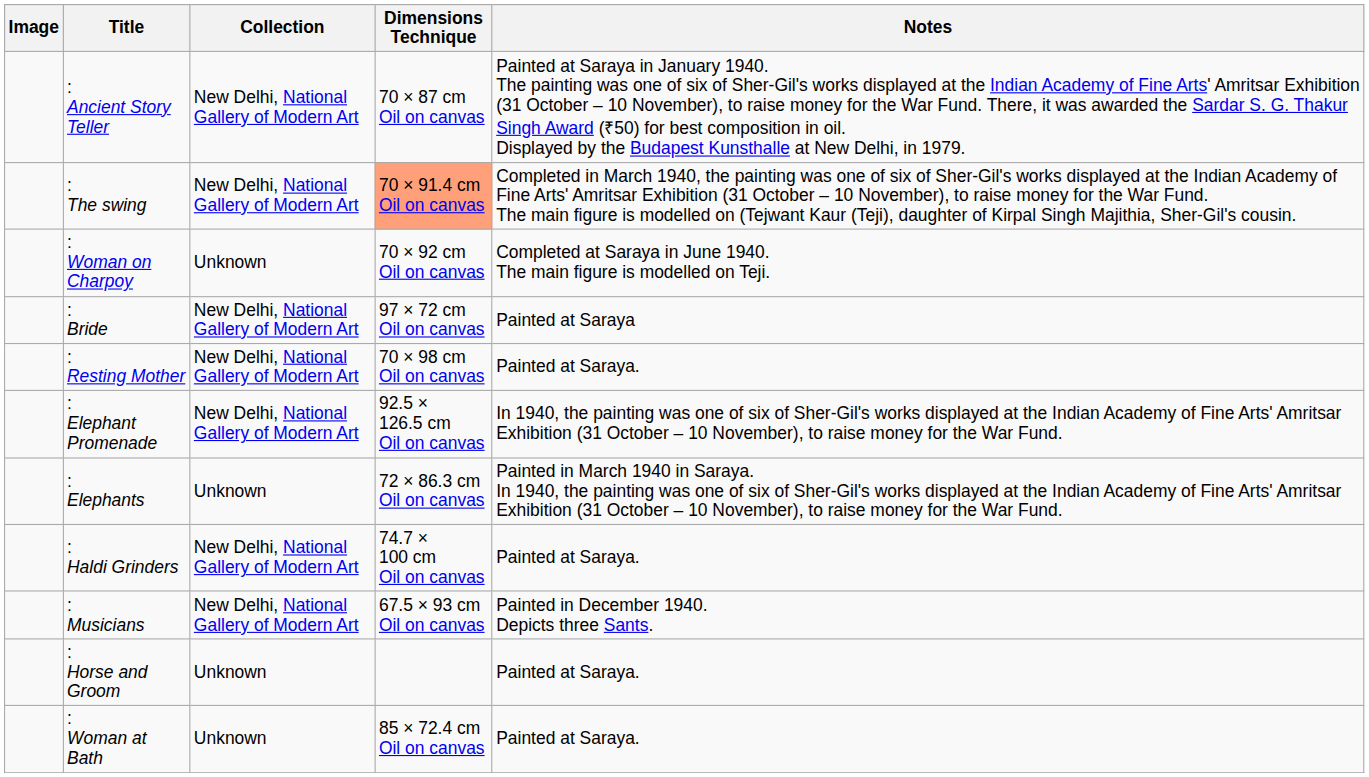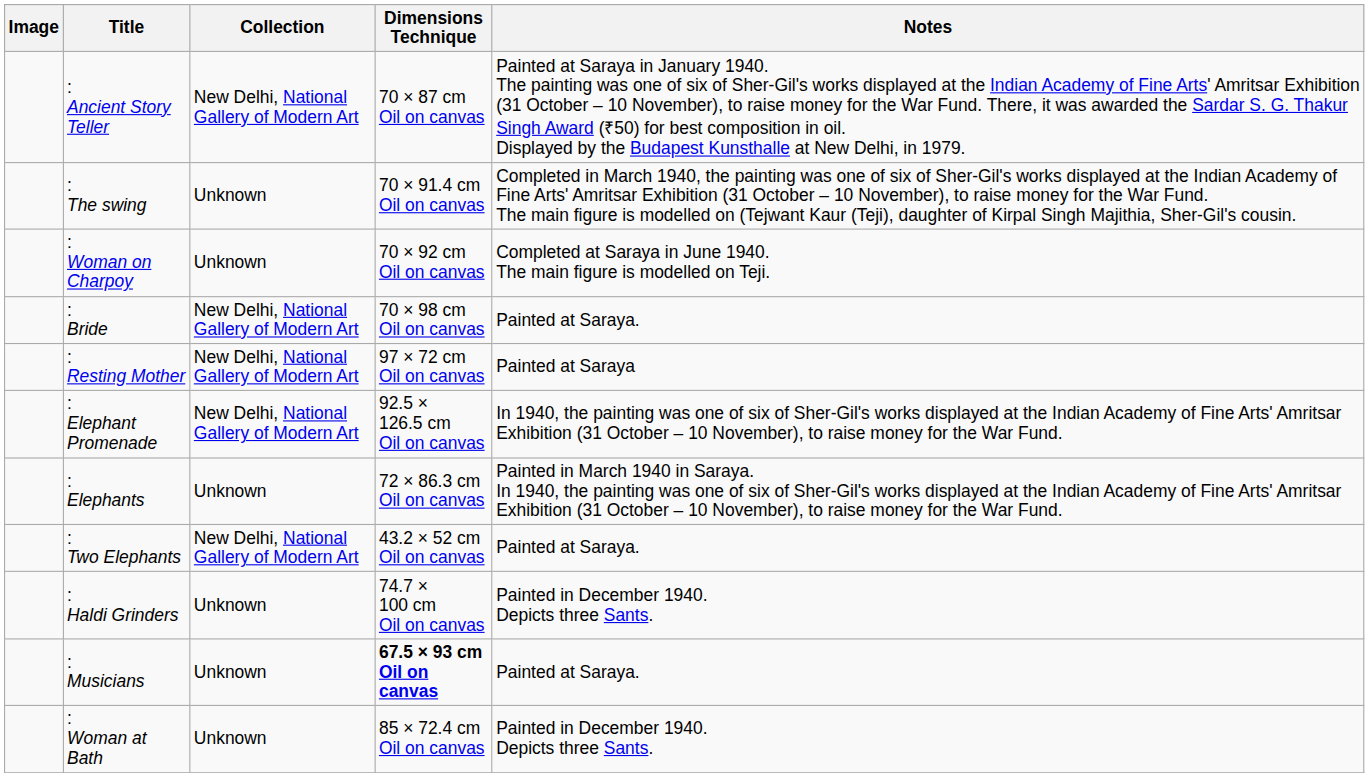(276, 195) New Delhi, National Gallery of Modern Art -> (230, 195) Unknown
(432, 195) lightsalmon background -> (432, 195) no background
(432, 319) 97 × 72 cm Oil on canvas -> (432, 319) 70 × 98 cm Oil on canvas
(566, 319) Painted at Saraya -> (568, 319) Painted at Saraya.
(432, 366) 70 × 98 cm Oil on canvas -> (432, 366) 97 × 72 cm Oil on canvas
(568, 366) Painted at Saraya. -> (566, 366) Painted at Saraya
+ row: (124, 548)
(276, 557) New Delhi, National Gallery of Modern Art -> (230, 605) Unknown
(568, 557) Painted at Saraya. -> (602, 605) Painted in December 1940. Depicts three Sants.
(276, 614) New Delhi, National Gallery of Modern Art -> (230, 672) Unknown
(432, 614) normal -> (431, 672) bold
(602, 614) Painted in December 1940. Depicts three Sants. -> (568, 672) Painted at Saraya.
- row: (107, 672)
(568, 738) Painted at Saraya. -> (602, 738) Painted in December 1940. Depicts three Sants.
